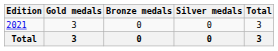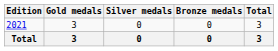columns swapped: (209, 11) <-> (139, 11)
